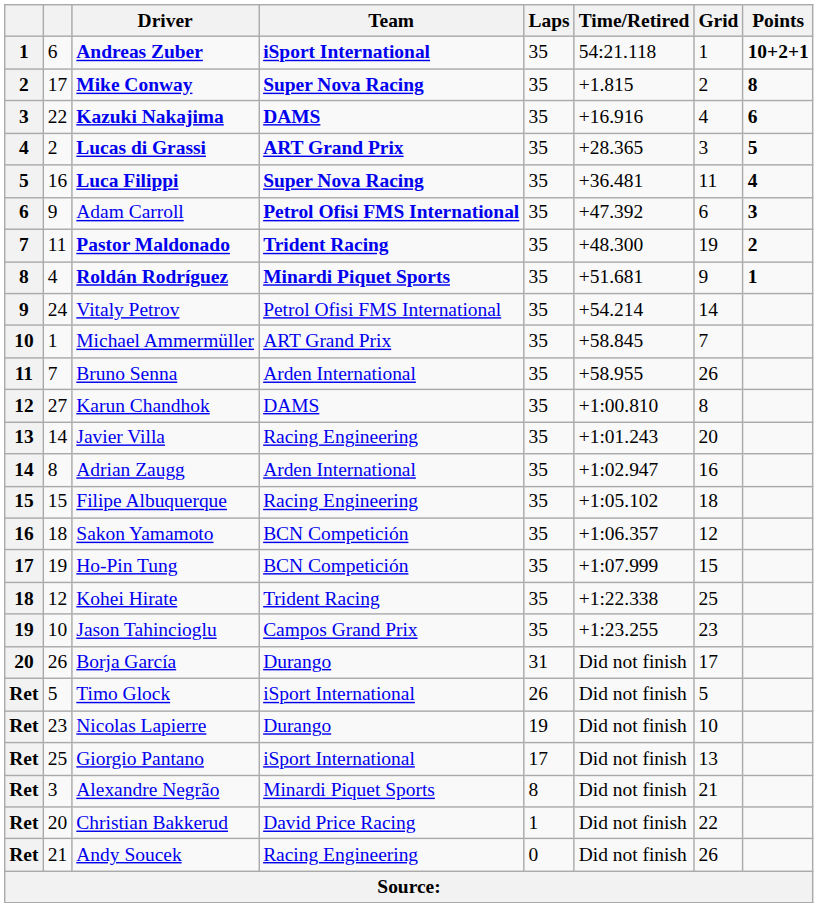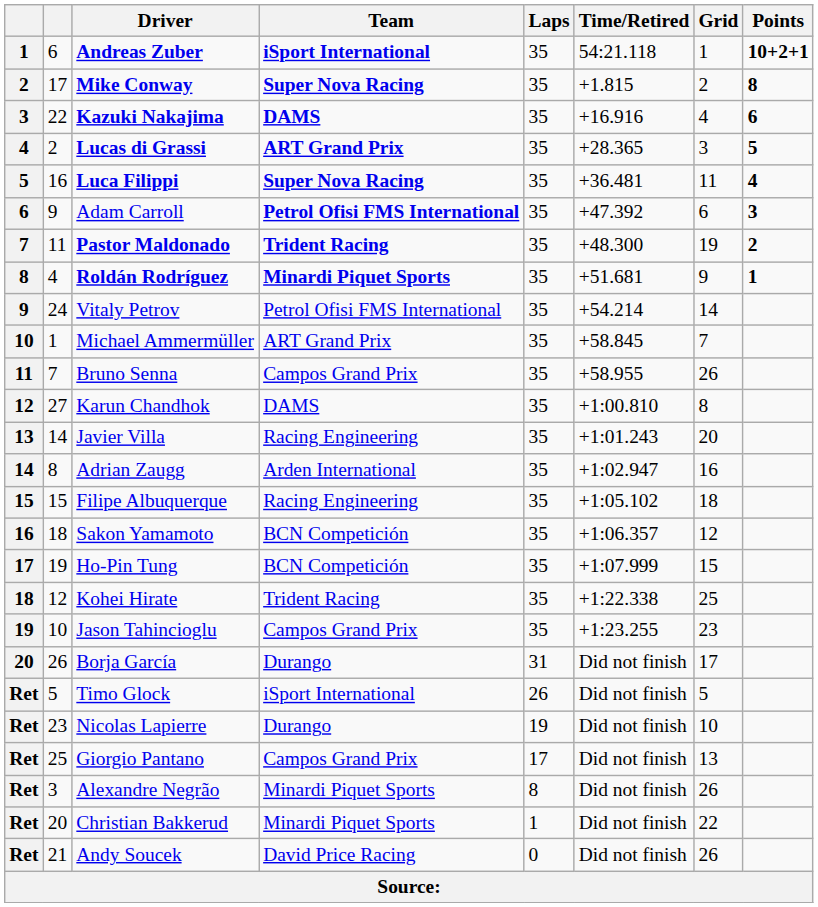(340, 373) Arden International -> (340, 373) Campos Grand Prix
(339, 758) iSport International -> (340, 758) Campos Grand Prix
(708, 790) 21 -> (708, 790) 26
(339, 822) David Price Racing -> (349, 822) Minardi Piquet Sports
(341, 854) Racing Engineering -> (339, 854) David Price Racing
